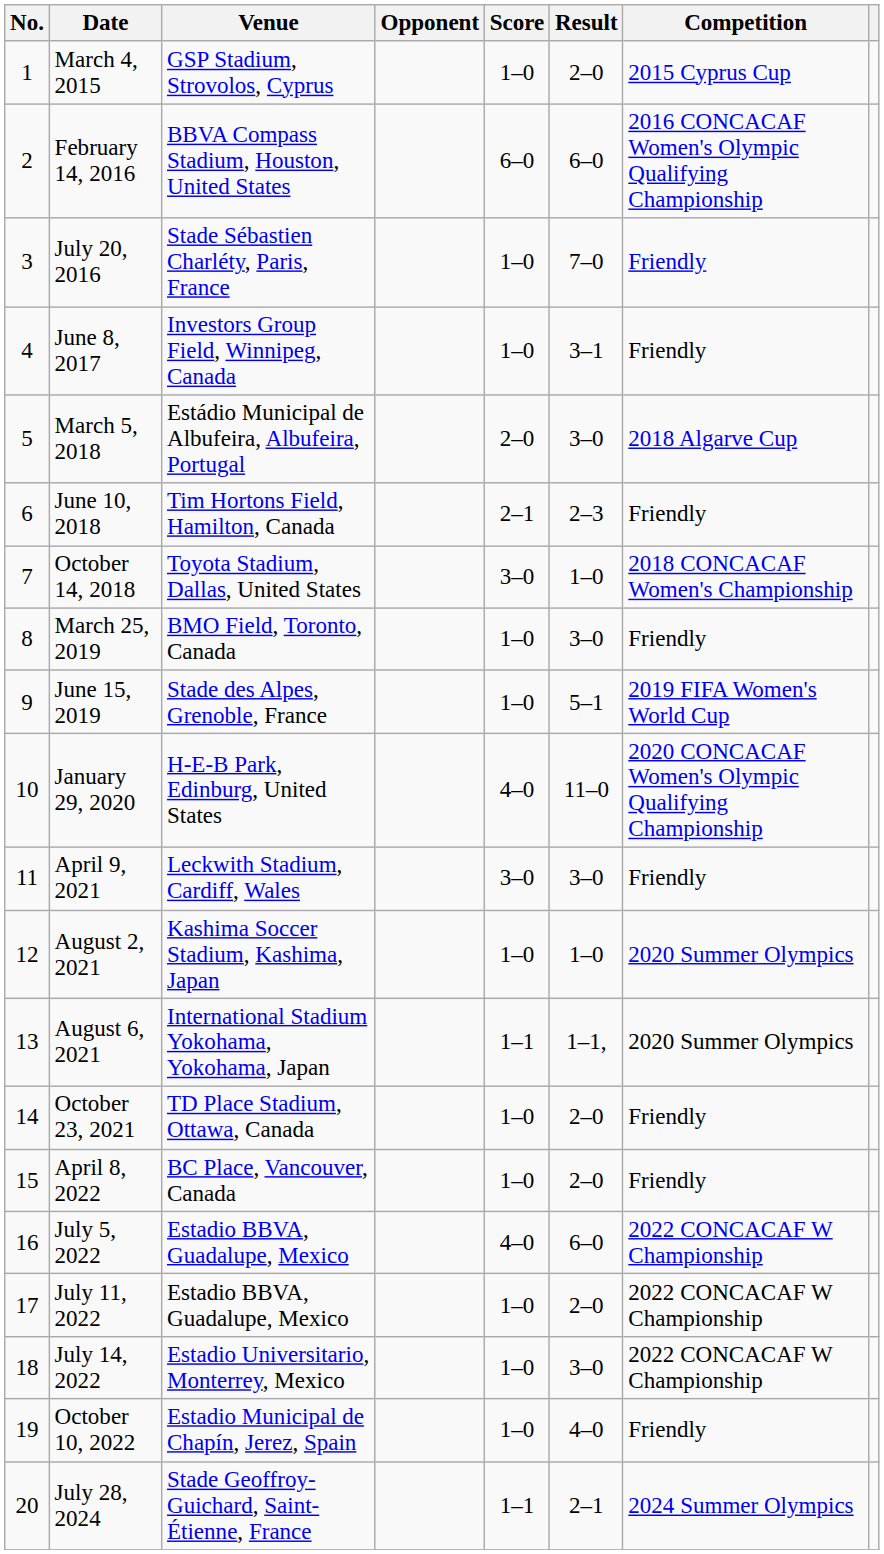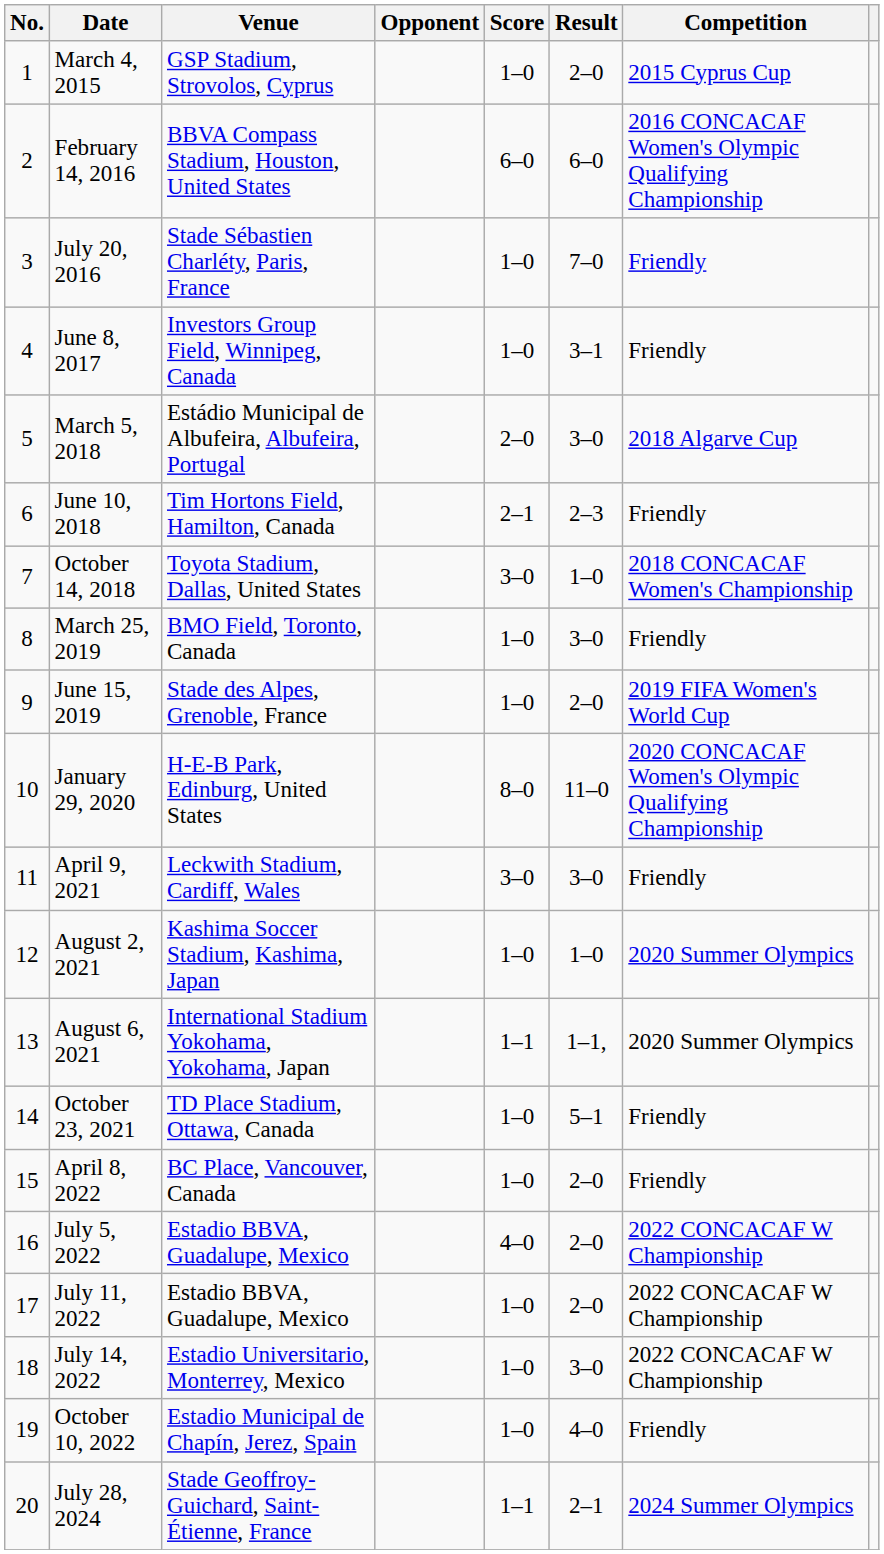(586, 701) 5–1 -> (586, 701) 2–0
(517, 789) 4–0 -> (517, 789) 8–0
(586, 1117) 2–0 -> (586, 1117) 5–1
(586, 1242) 6–0 -> (586, 1242) 2–0
